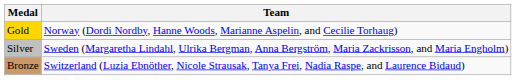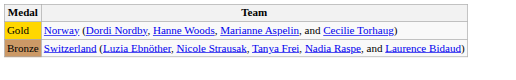- row: (20, 48)
